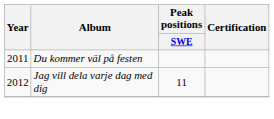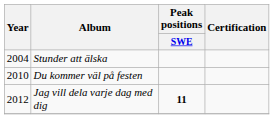+ row: (70, 58)
(18, 58) 2011 -> (18, 76) 2010
(182, 82) normal -> (182, 99) bold
